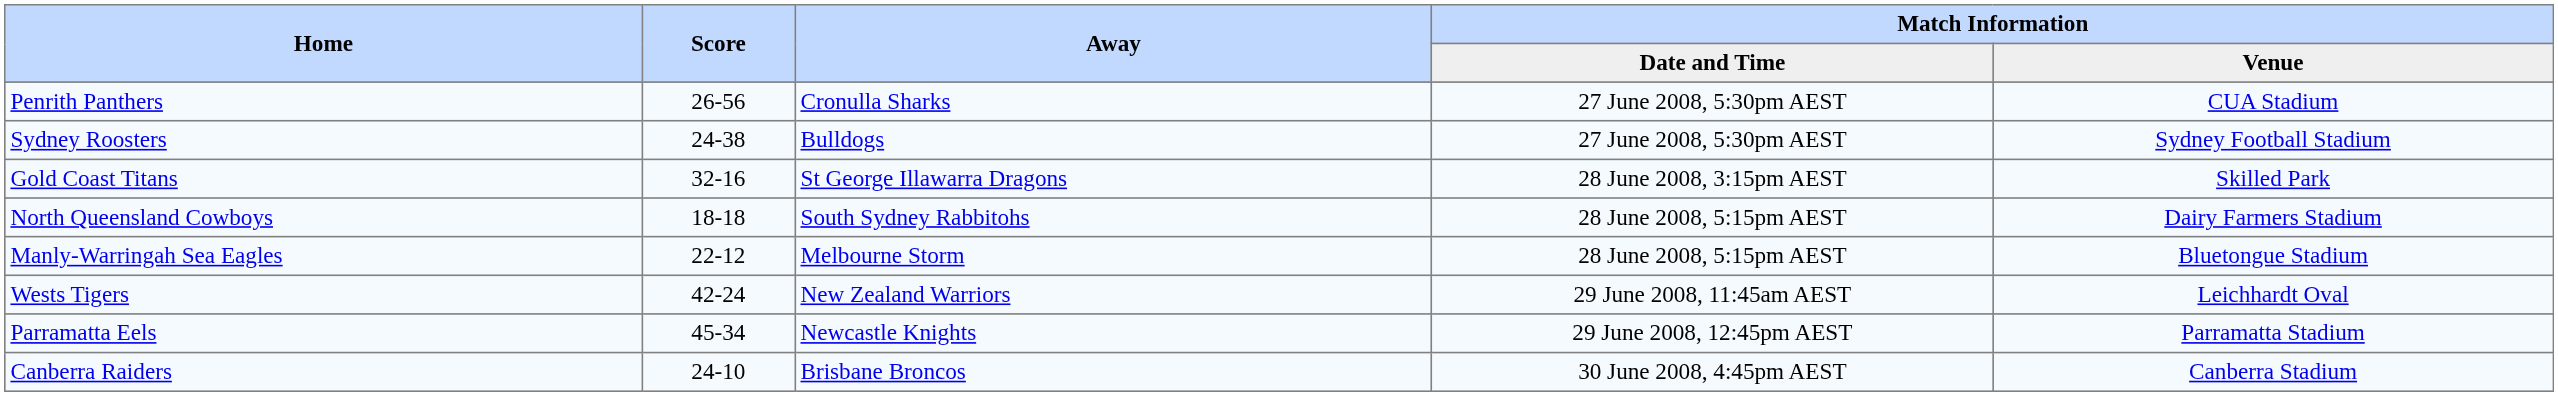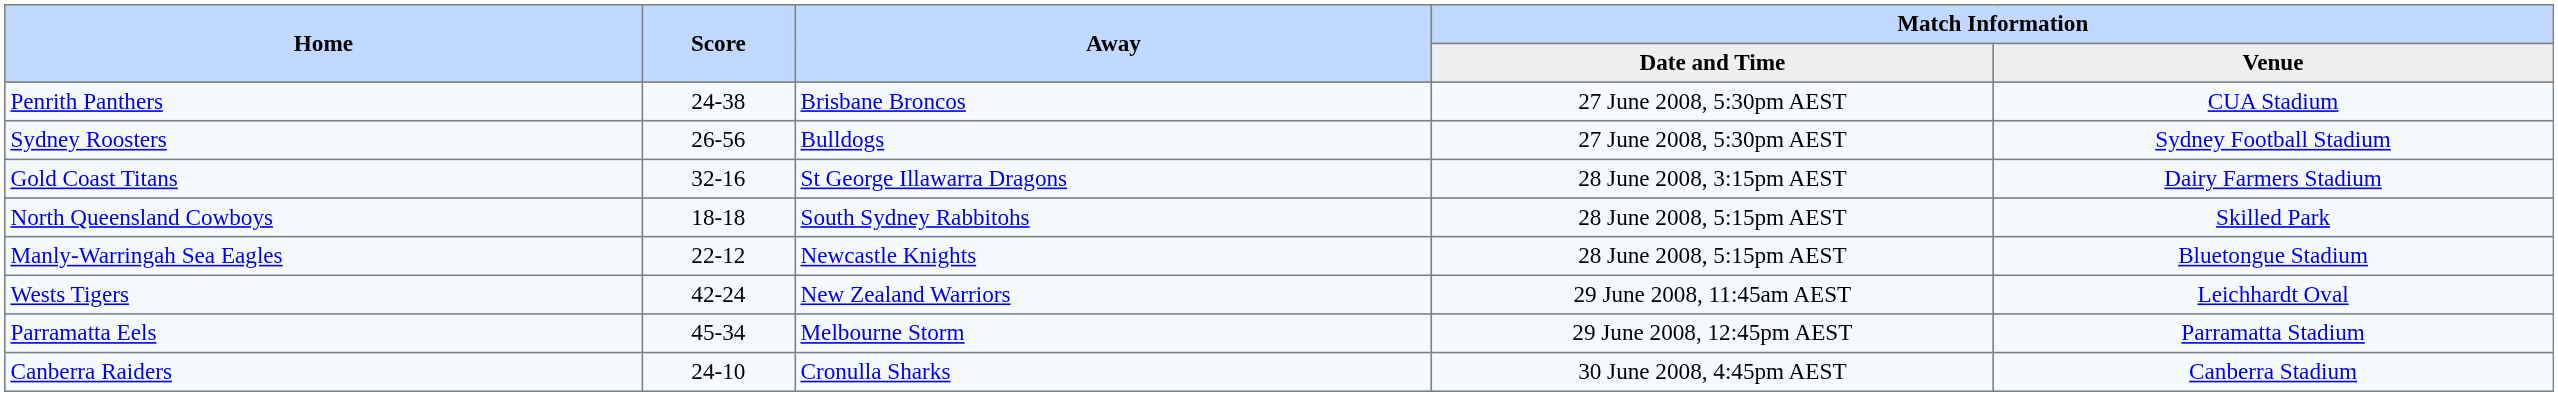(718, 101) 26-56 -> (718, 101) 24-38
(875, 101) Cronulla Sharks -> (883, 101) Brisbane Broncos
(718, 139) 24-38 -> (718, 139) 26-56
(2273, 178) Skilled Park -> (2273, 178) Dairy Farmers Stadium
(2273, 217) Dairy Farmers Stadium -> (2273, 217) Skilled Park
(883, 255) Melbourne Storm -> (888, 255) Newcastle Knights
(888, 332) Newcastle Knights -> (883, 332) Melbourne Storm
(883, 371) Brisbane Broncos -> (875, 371) Cronulla Sharks
